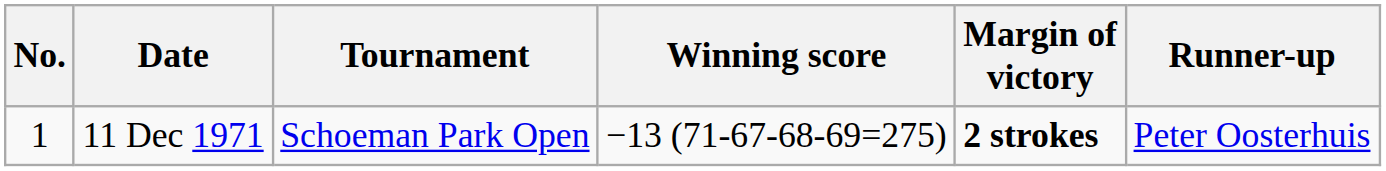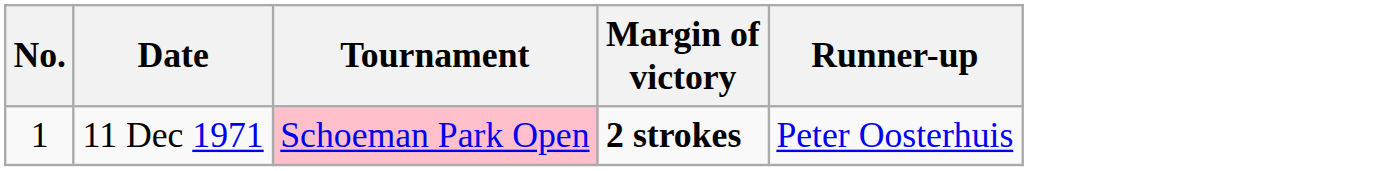- column: (776, 55)
(435, 135) no background -> (435, 135) pink background
